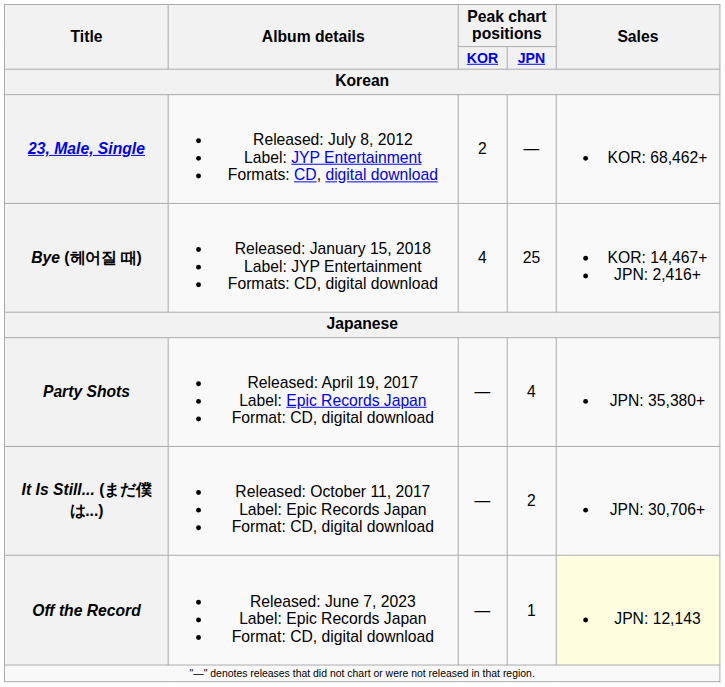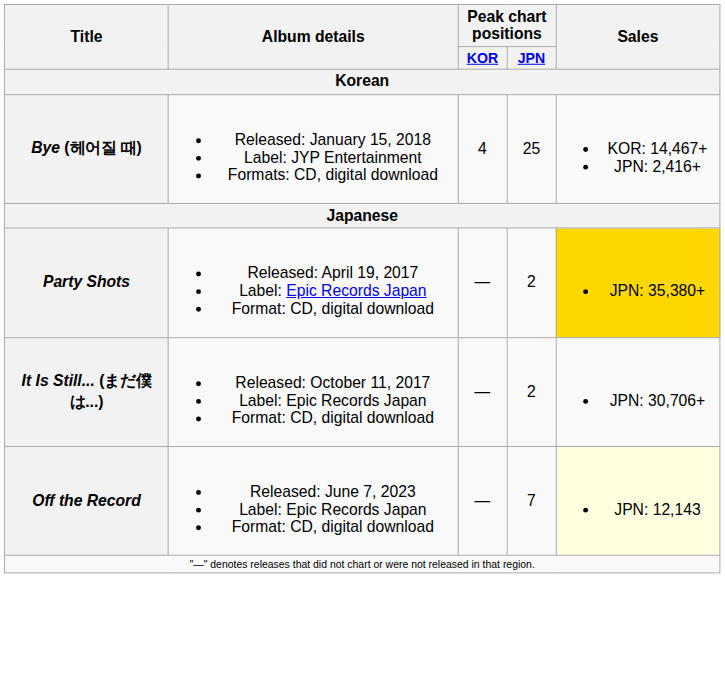- row: (87, 148)
(531, 391) 4 -> (531, 282) 2
(638, 401) no background -> (638, 292) gold background
(531, 610) 1 -> (531, 501) 7
